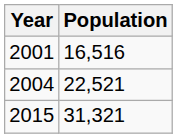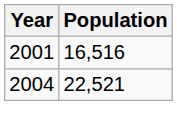- row: (32, 116)
